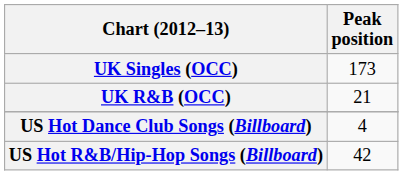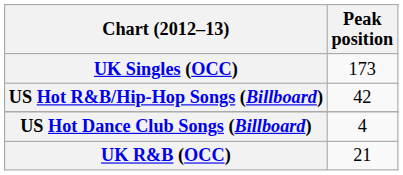rows swapped: (166, 97) <-> (166, 155)
